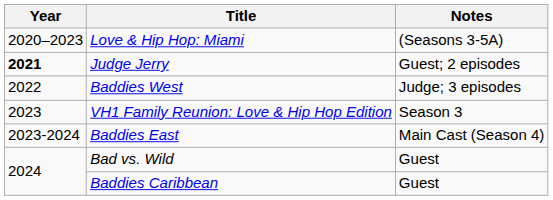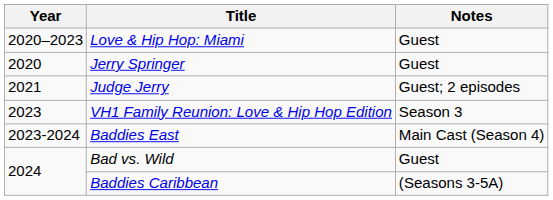(451, 40) (Seasons 3-5A) -> (419, 40) Guest
+ row: (137, 64)
(25, 64) bold -> (25, 87) normal
- row: (136, 87)
(419, 183) Guest -> (451, 183) (Seasons 3-5A)
